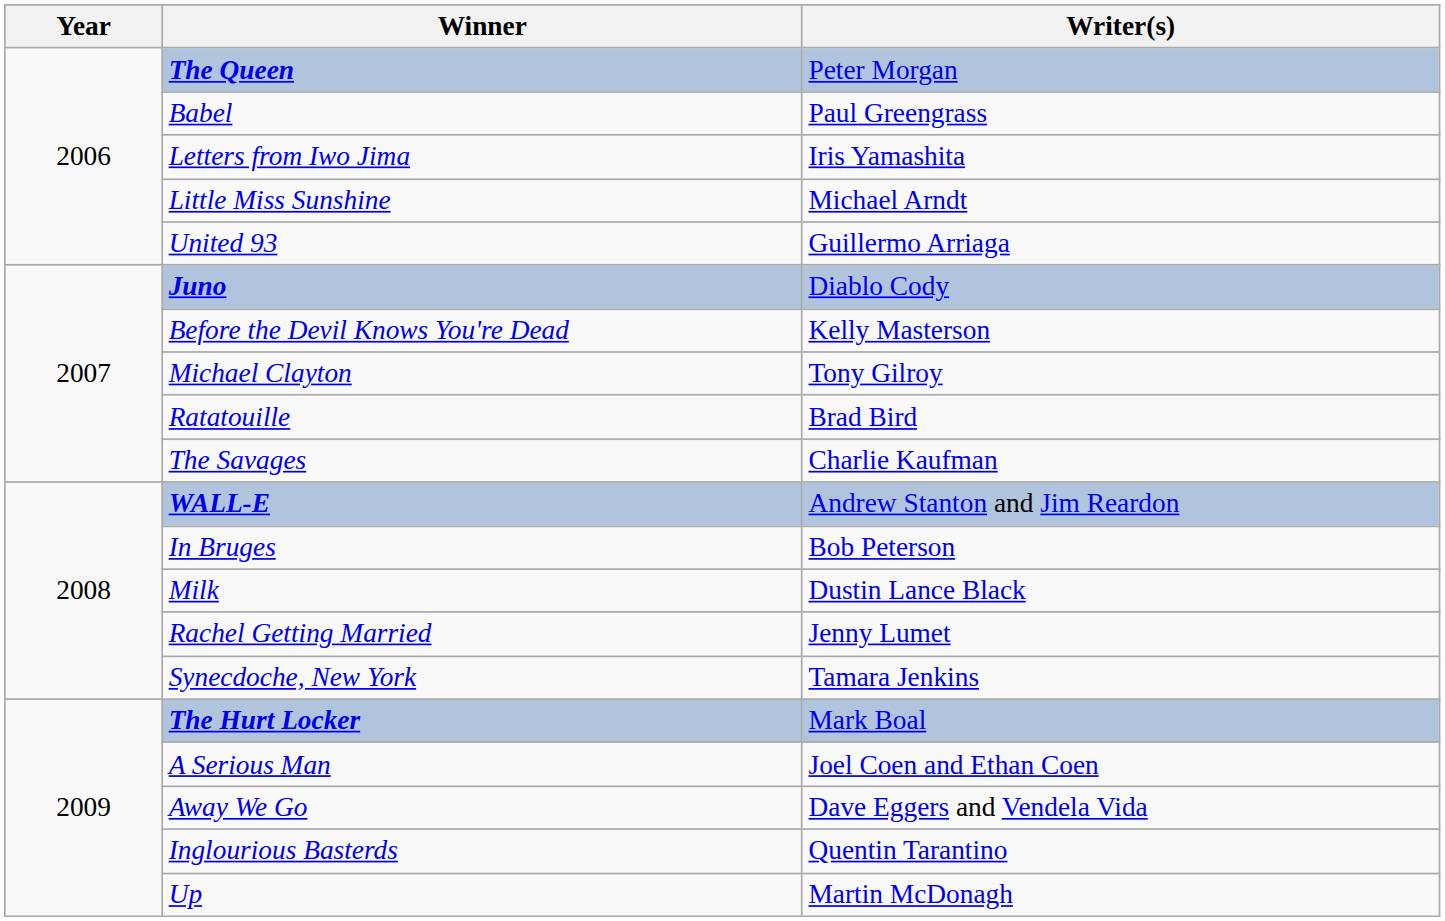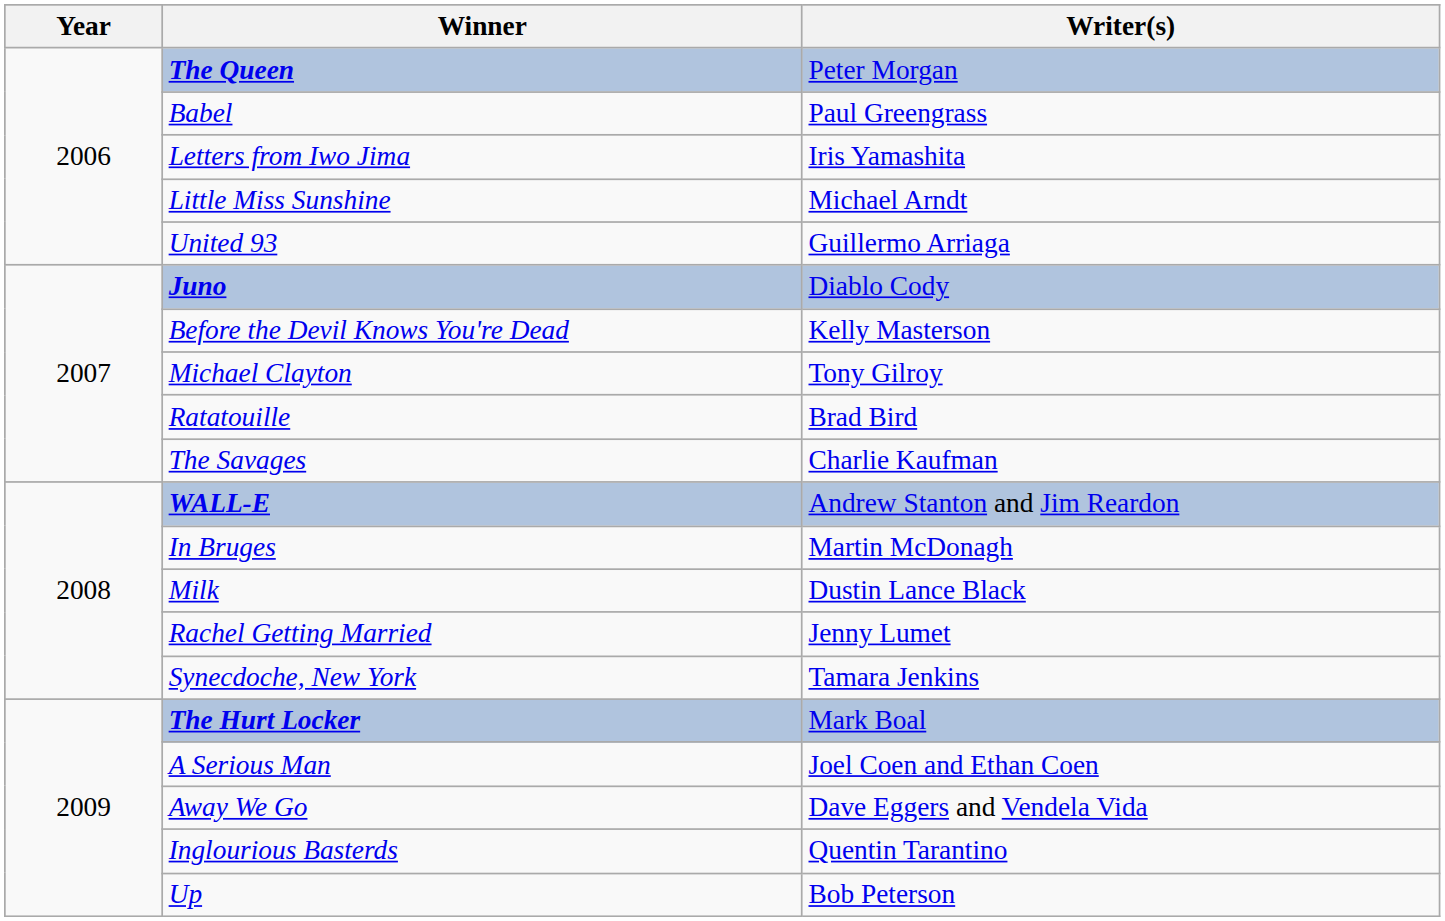(882, 546) Bob Peterson -> (911, 546) Martin McDonagh
(911, 894) Martin McDonagh -> (882, 894) Bob Peterson
